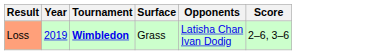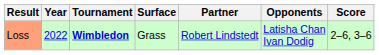+ column: (220, 12)
(56, 35) 2019 -> (56, 35) 2022
